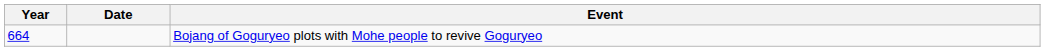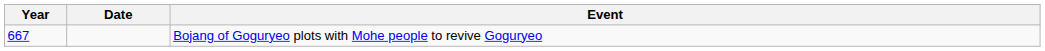(18, 35) 664 -> (18, 35) 667
